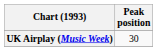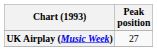(134, 38) 30 -> (134, 38) 27
